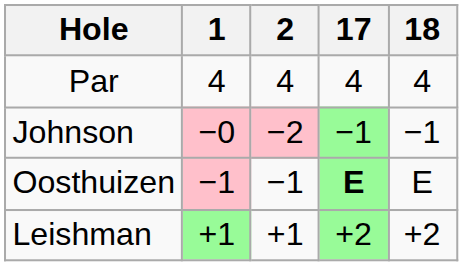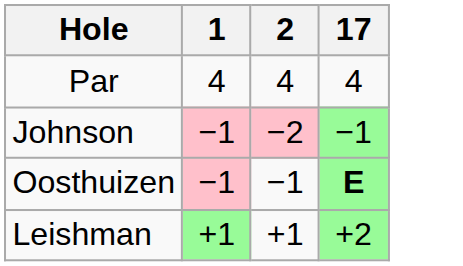- column: (422, 30)
(217, 132) −0 -> (217, 132) −1
